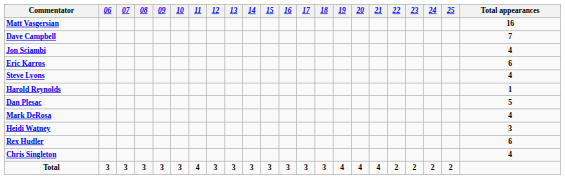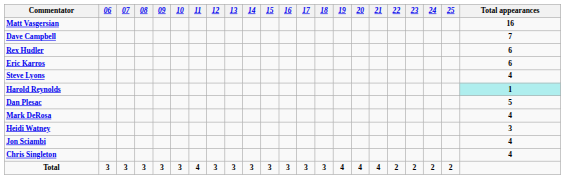rows swapped: (25, 141) <-> (26, 50)
(510, 89) no background -> (510, 89) paleturquoise background
